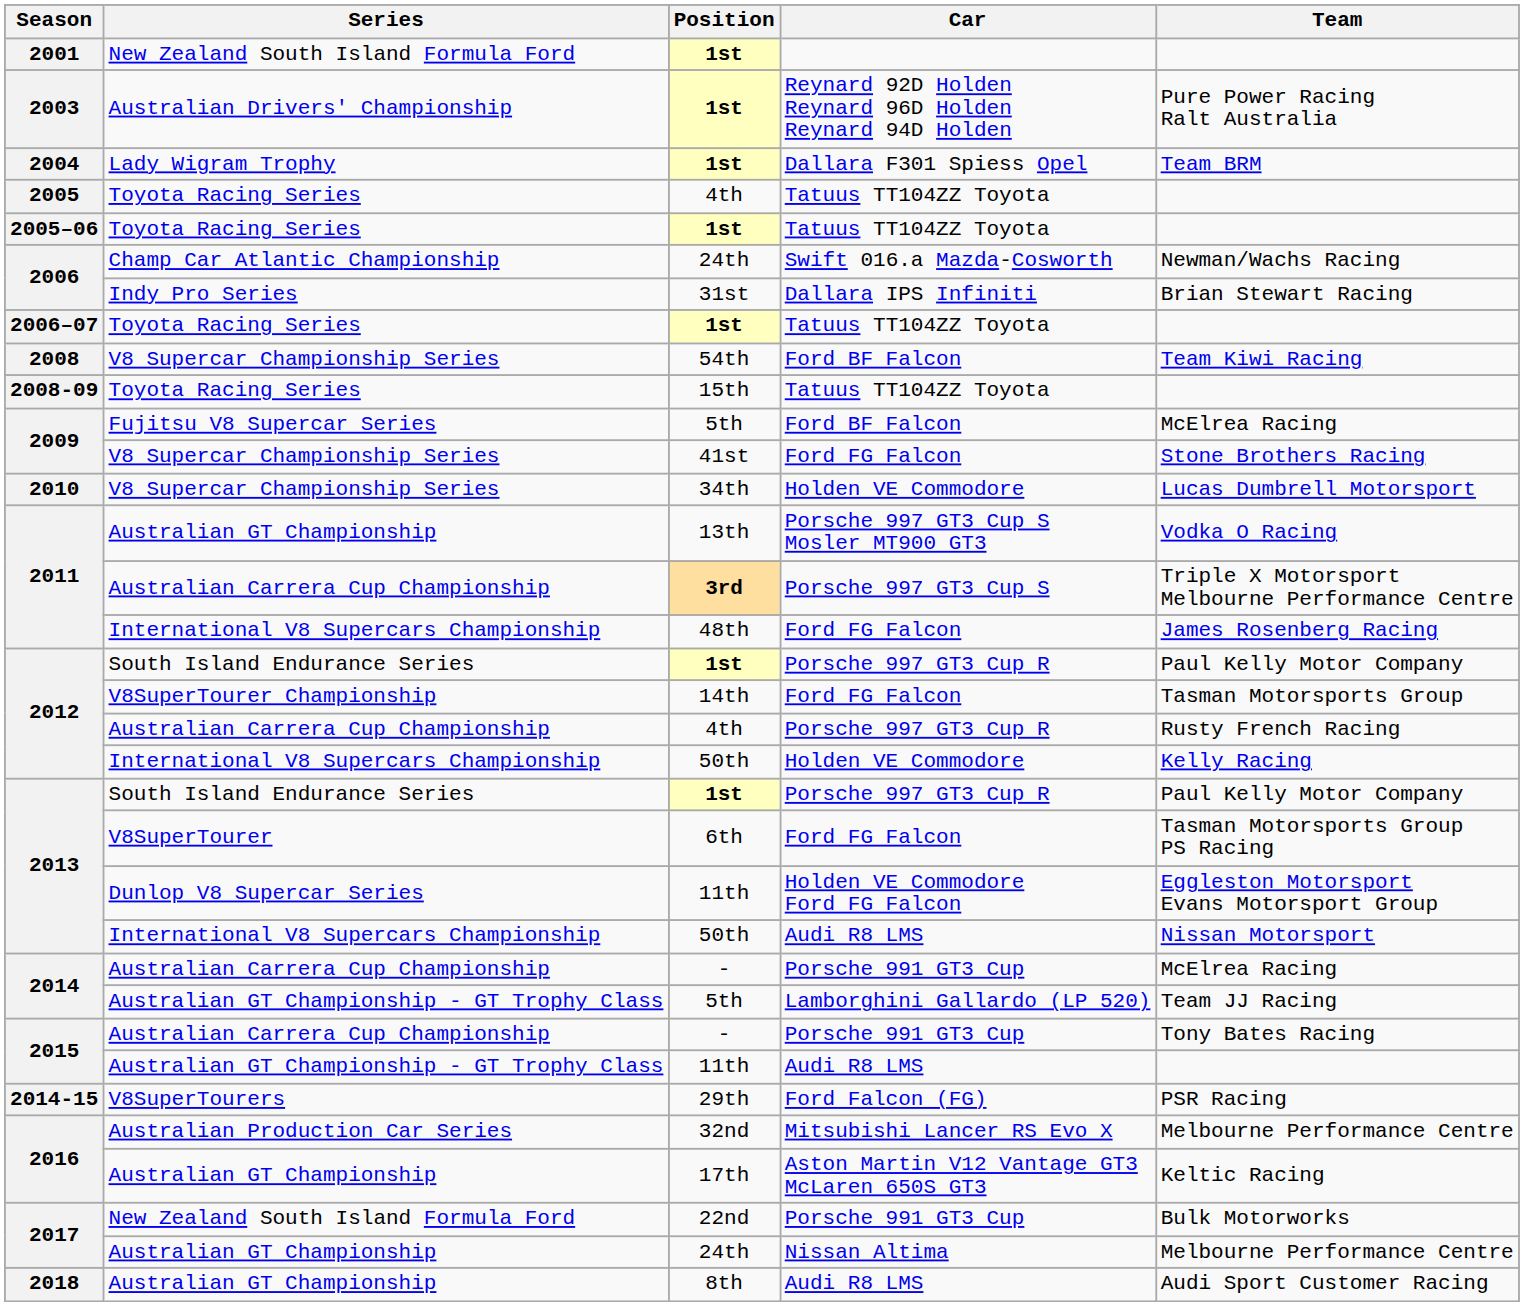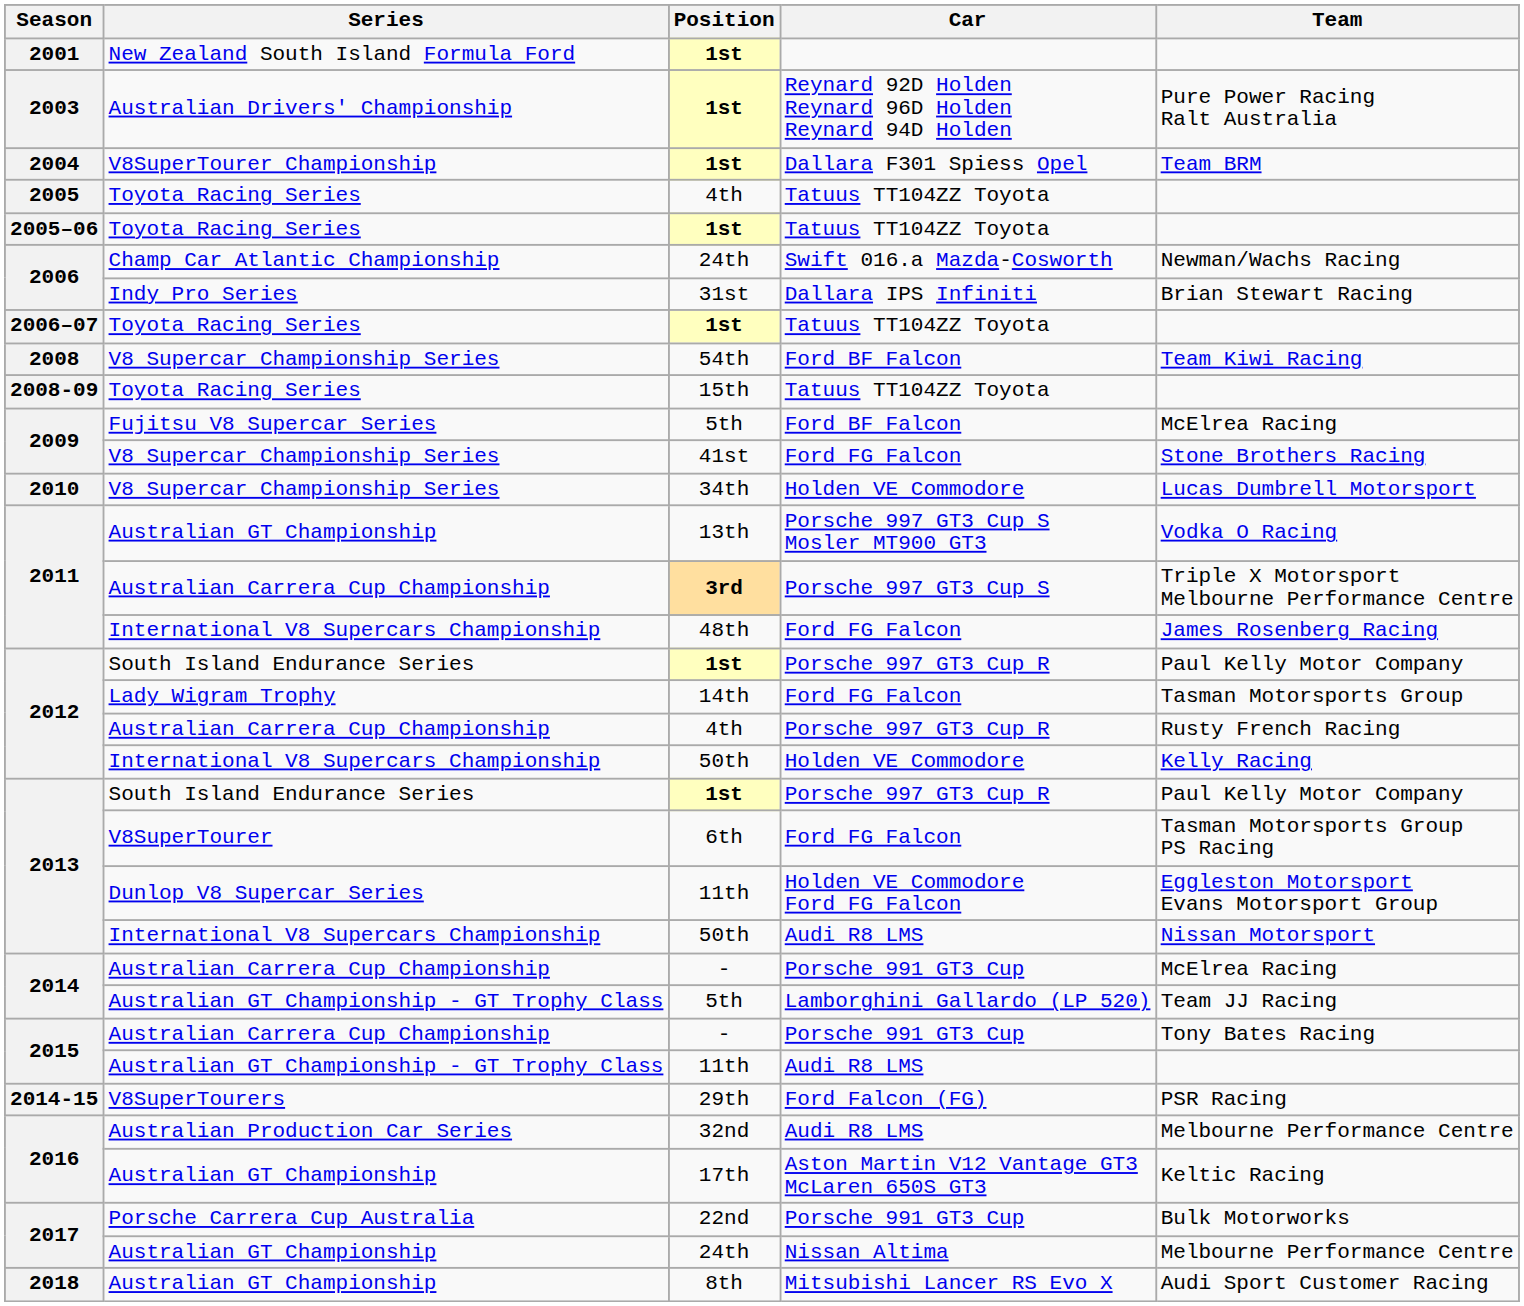(222, 164) Lady Wigram Trophy -> (272, 164) V8SuperTourer Championship
(272, 697) V8SuperTourer Championship -> (222, 697) Lady Wigram Trophy
(949, 1132) Mitsubishi Lancer RS Evo X -> (854, 1132) Audi R8 LMS
(342, 1219) New Zealand South Island Formula Ford -> (291, 1219) Porsche Carrera Cup Australia
(854, 1284) Audi R8 LMS -> (949, 1284) Mitsubishi Lancer RS Evo X
